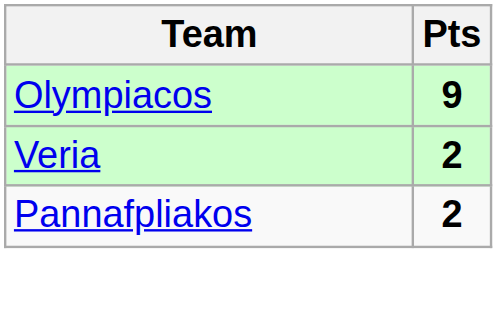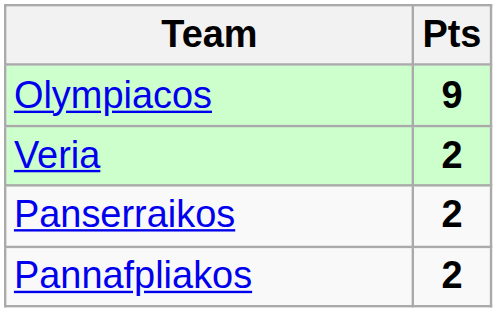+ row: (125, 214)
